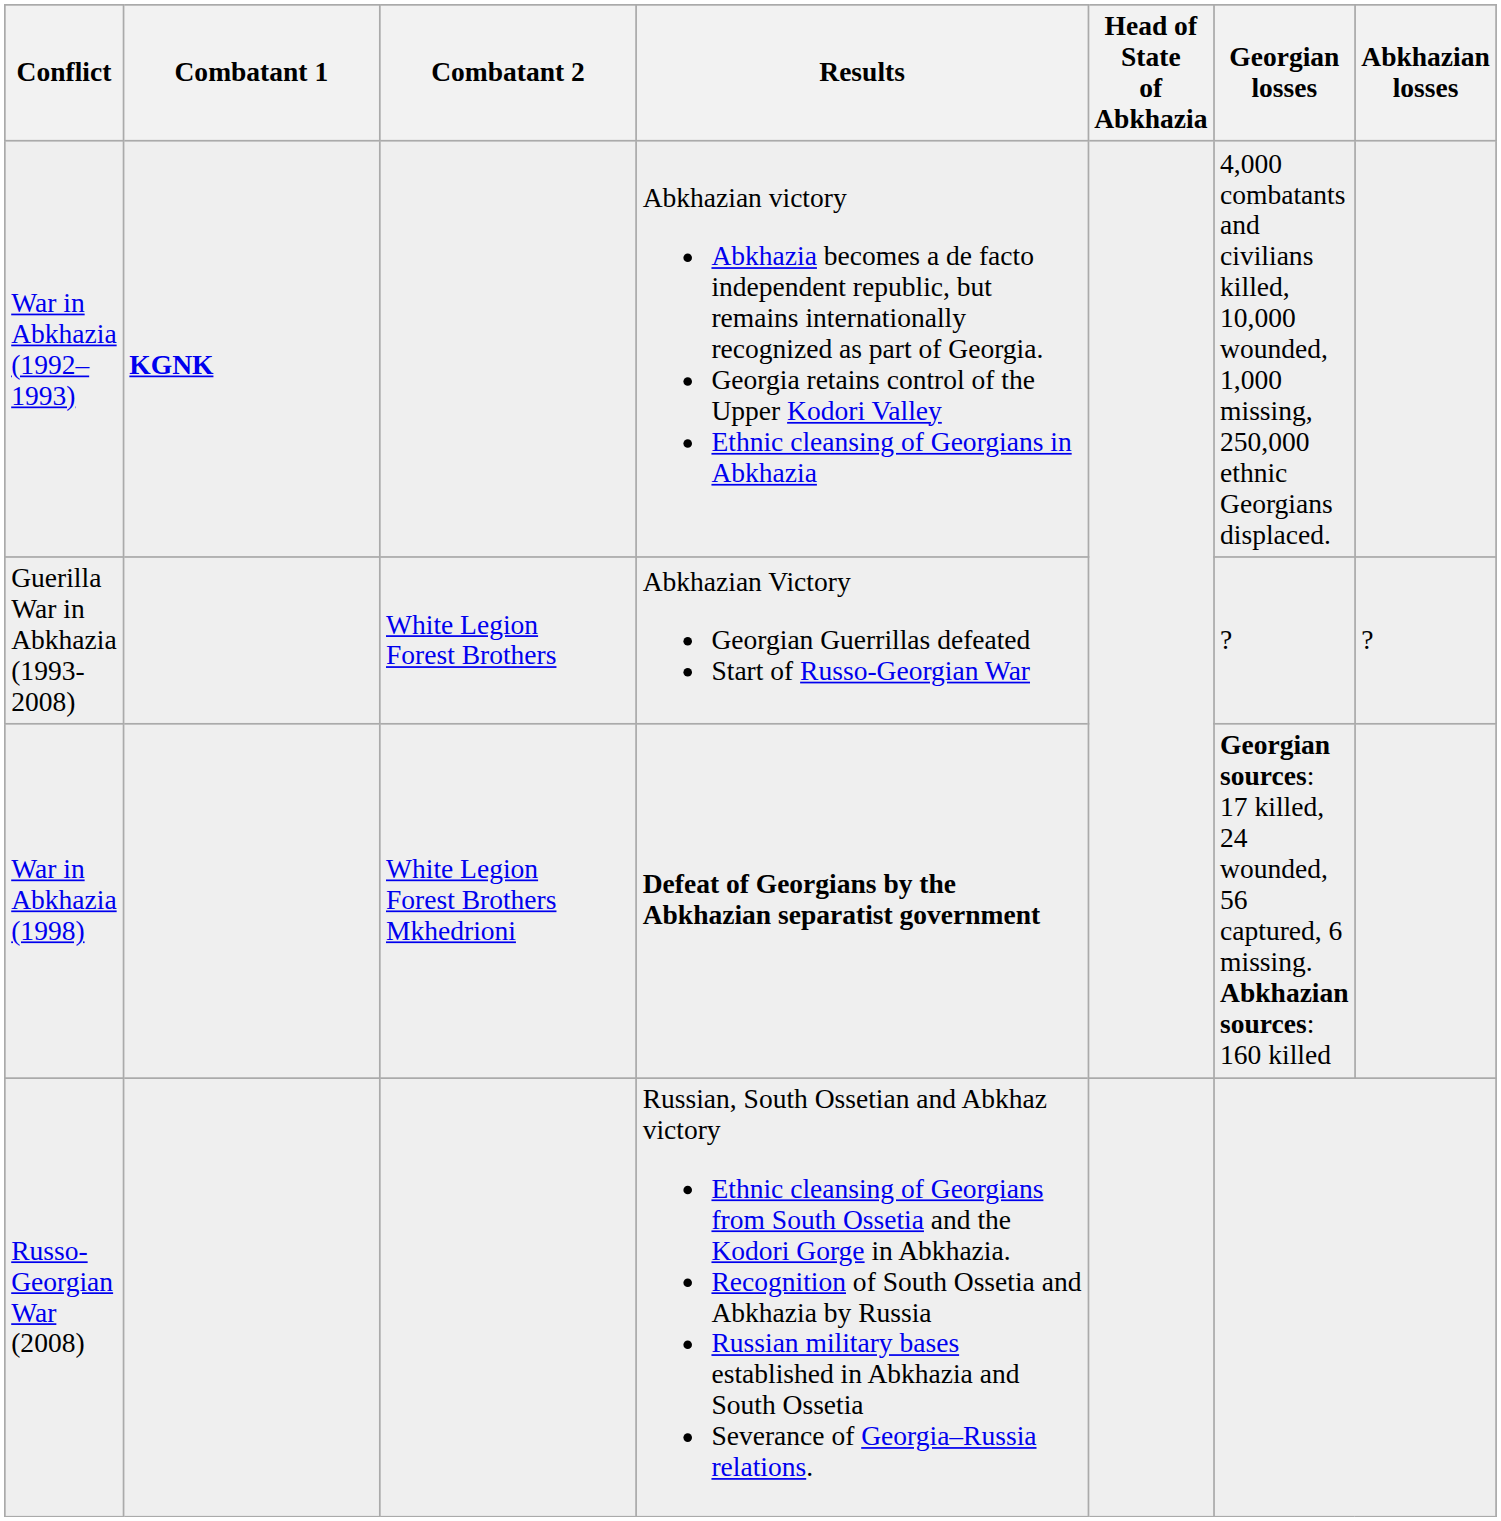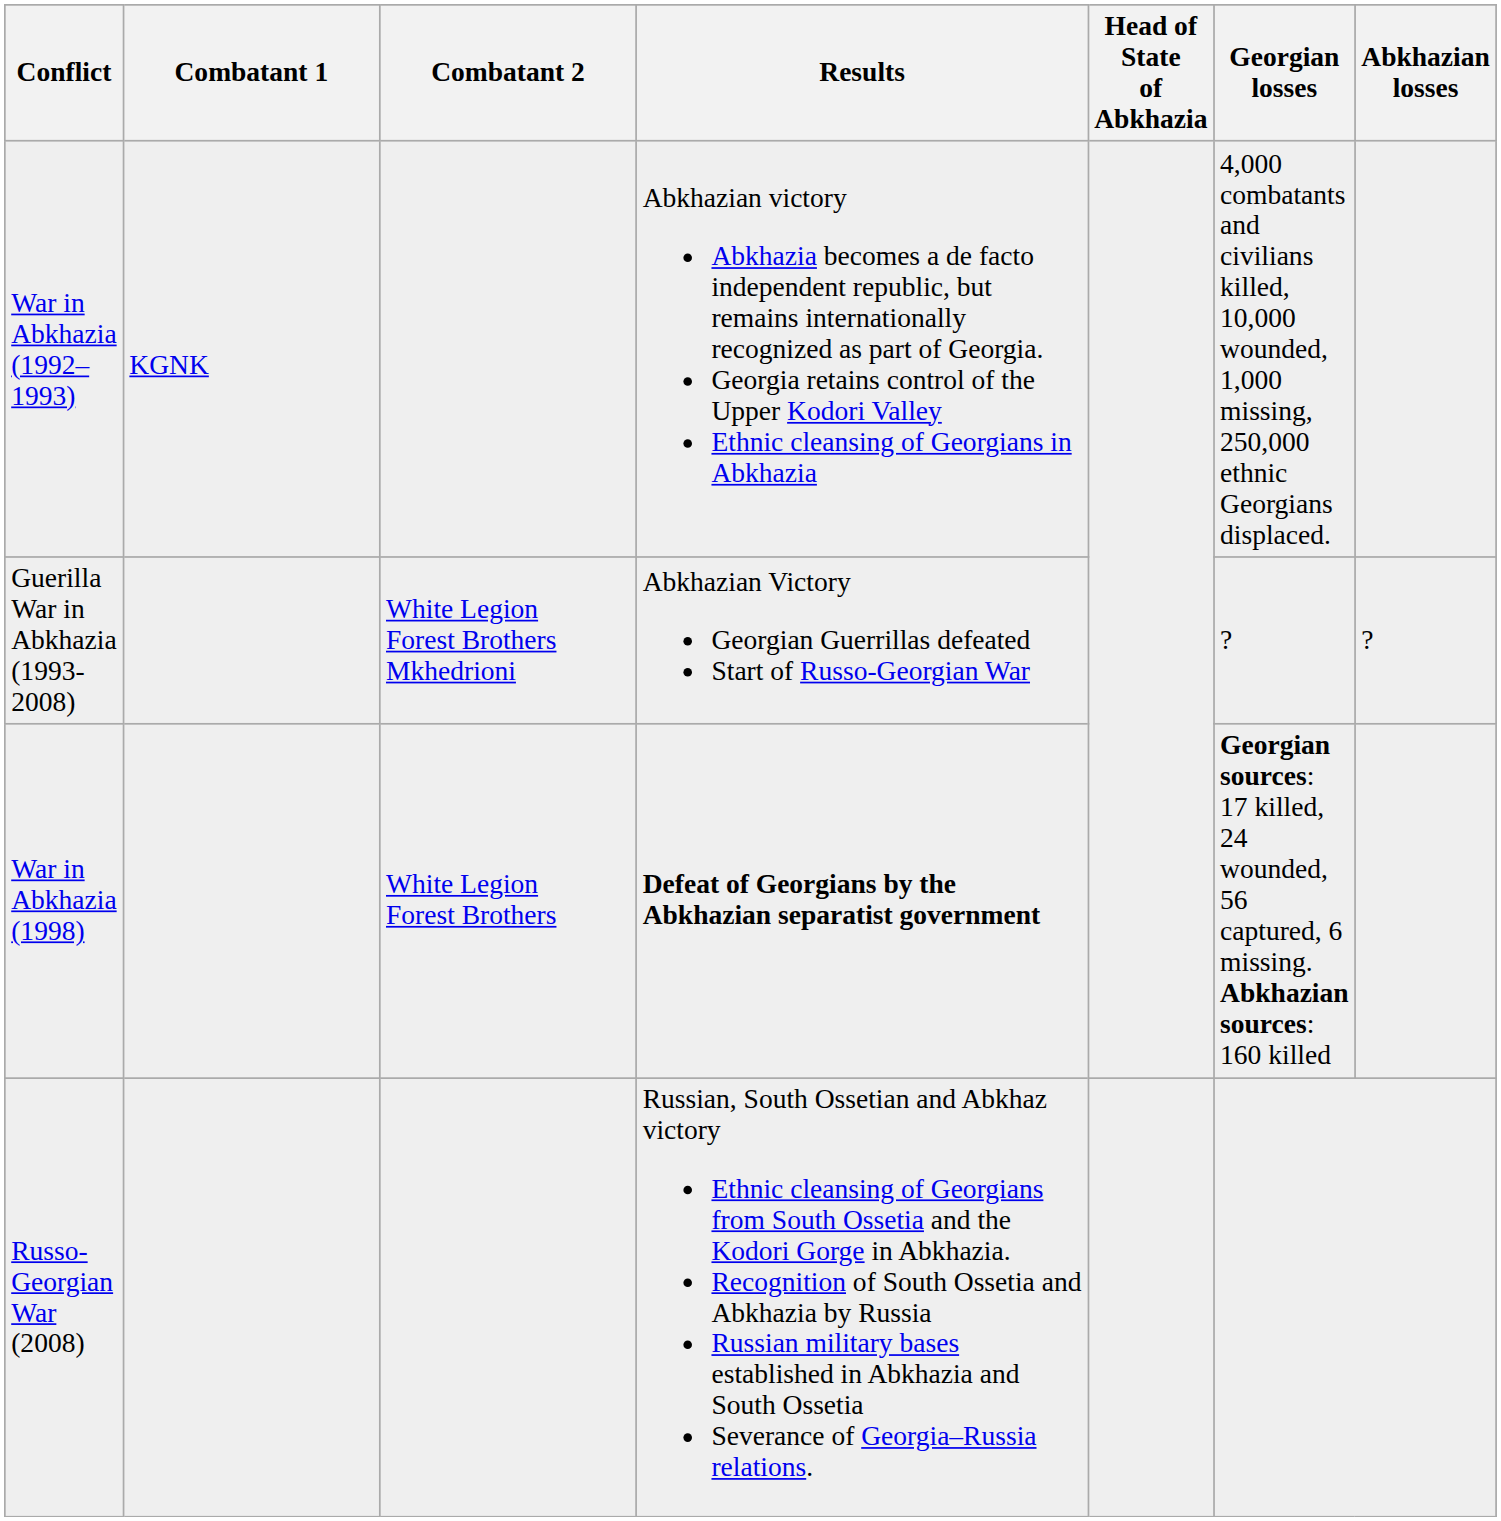(171, 364) bold -> (169, 364) normal
(471, 639) White Legion Forest Brothers -> (471, 639) White Legion Forest Brothers Mkhedrioni
(471, 900) White Legion Forest Brothers Mkhedrioni -> (471, 900) White Legion Forest Brothers
